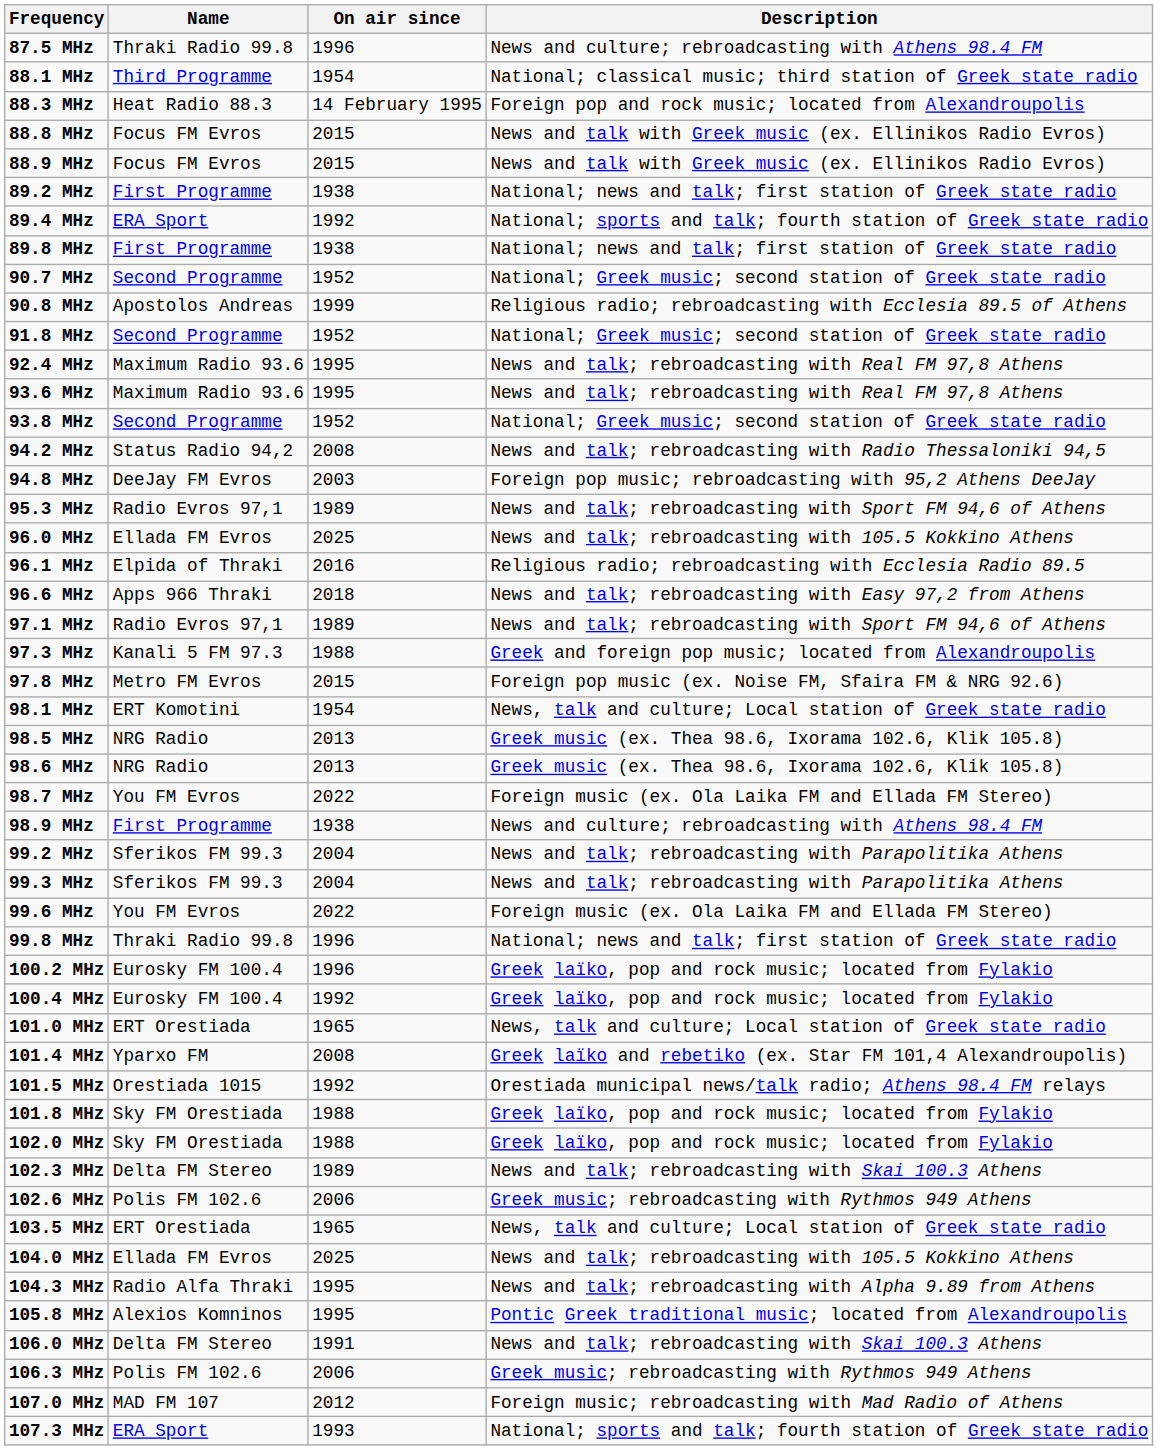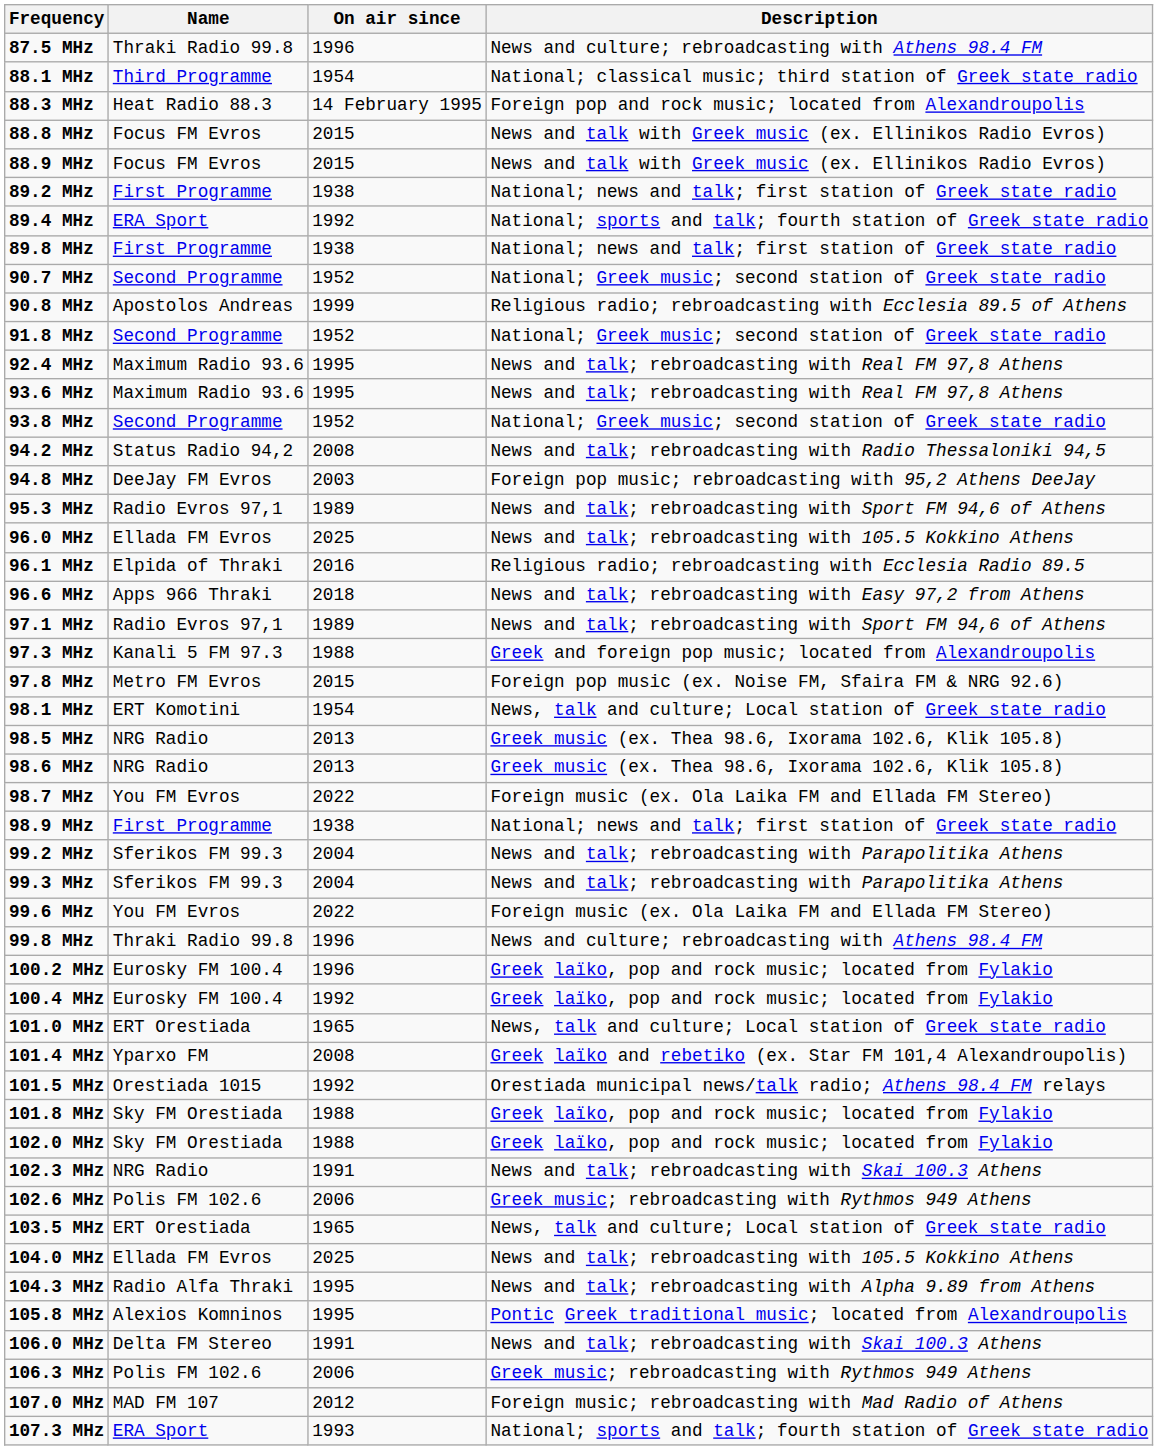(766, 826) News and culture; rebroadcasting with Athens 98.4 FM -> (803, 826) National; news and talk; first station of Greek state radio
(803, 941) National; news and talk; first station of Greek state radio -> (766, 941) News and culture; rebroadcasting with Athens 98.4 FM
(192, 1172) Delta FM Stereo -> (161, 1172) NRG Radio
(333, 1172) 1989 -> (333, 1172) 1991
